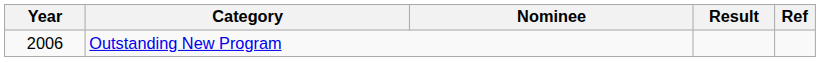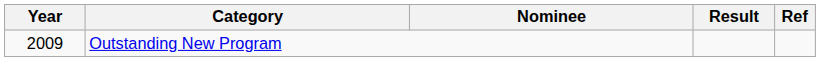(45, 43) 2006 -> (45, 43) 2009
